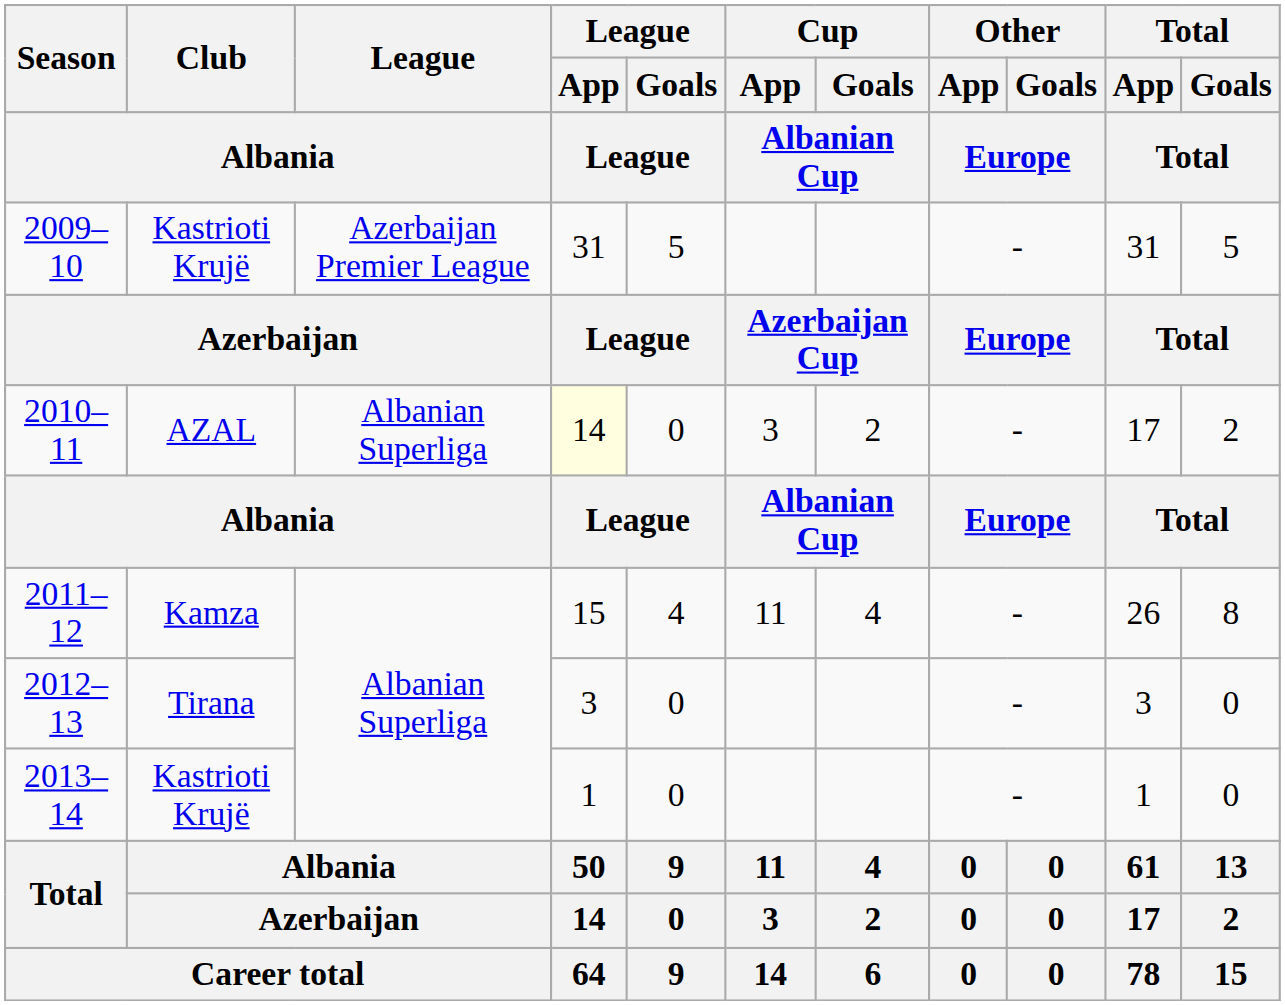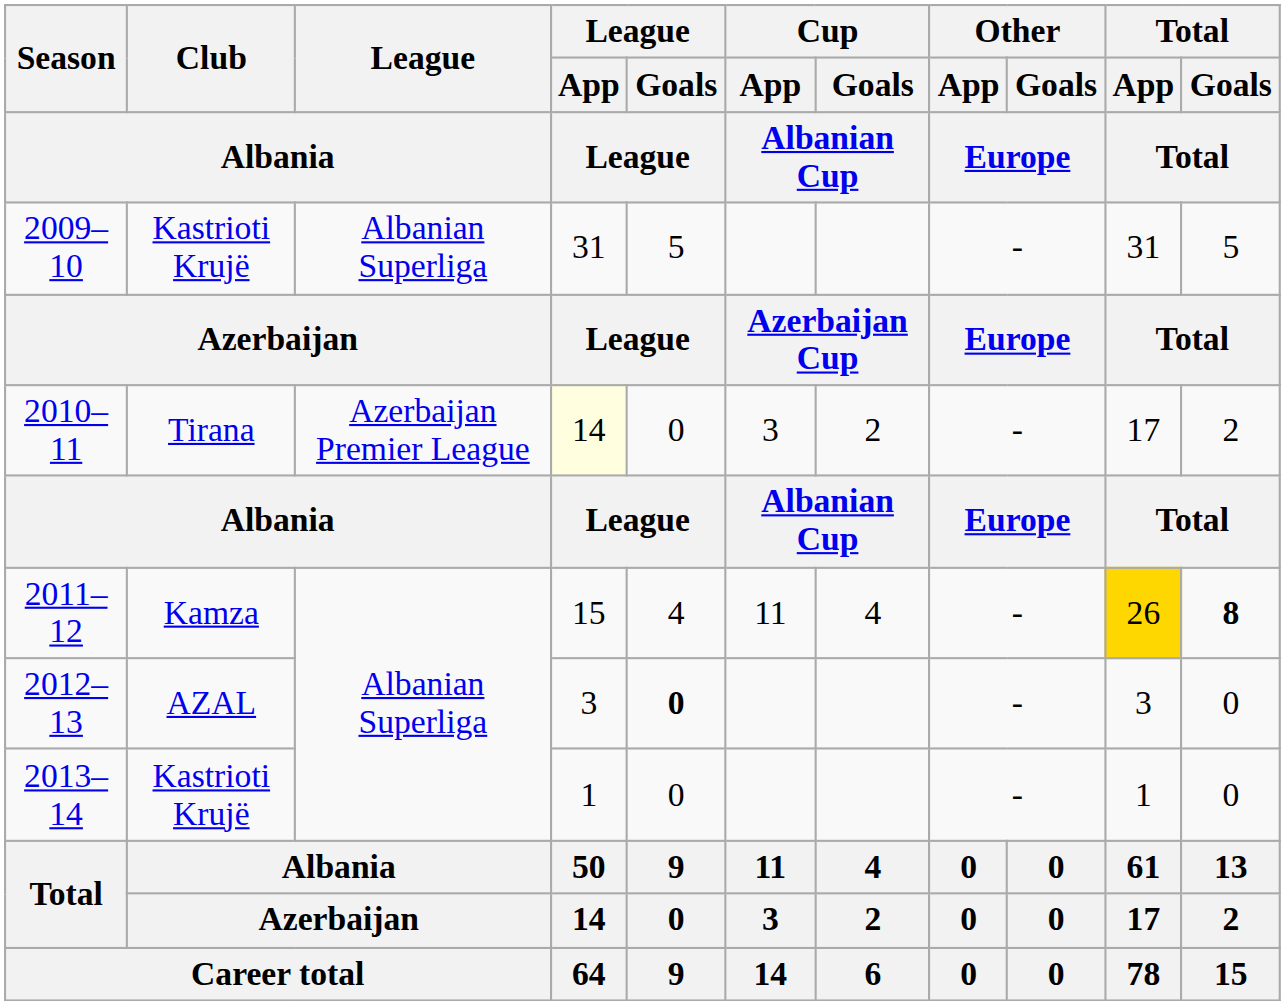(423, 247) Azerbaijan Premier League -> (423, 247) Albanian Superliga
(211, 429) AZAL -> (211, 429) Tirana
(423, 429) Albanian Superliga -> (423, 429) Azerbaijan Premier League
(1143, 612) no background -> (1143, 612) gold background
(1231, 612) normal -> (1231, 612) bold
(211, 703) Tirana -> (211, 703) AZAL
(676, 703) normal -> (676, 703) bold
